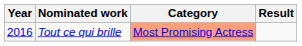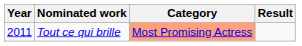(20, 31) 2016 -> (19, 31) 2011
